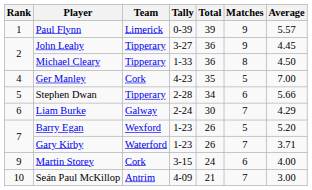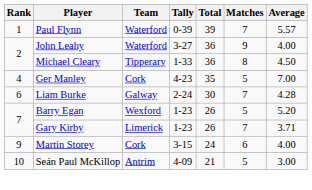(144, 29) Limerick -> (146, 29) Waterford
(245, 29) 9 -> (245, 29) 7
(145, 45) Tipperary -> (146, 45) Waterford
(287, 45) 4.45 -> (287, 45) 4.00
- row: (66, 95)
(287, 111) 4.29 -> (287, 95) 4.28
(146, 144) Waterford -> (144, 128) Limerick
(245, 177) 7 -> (245, 161) 5
